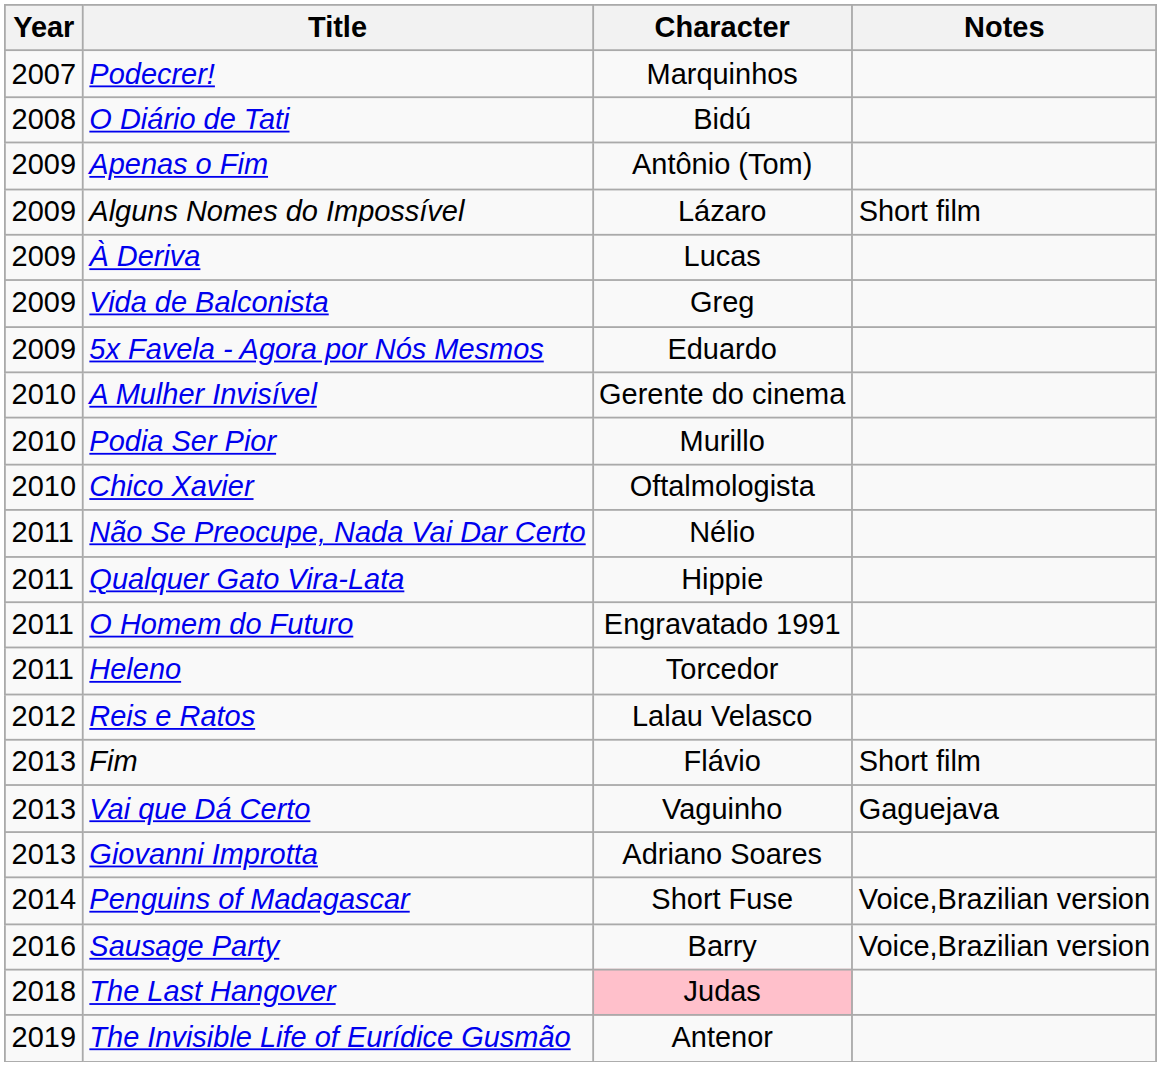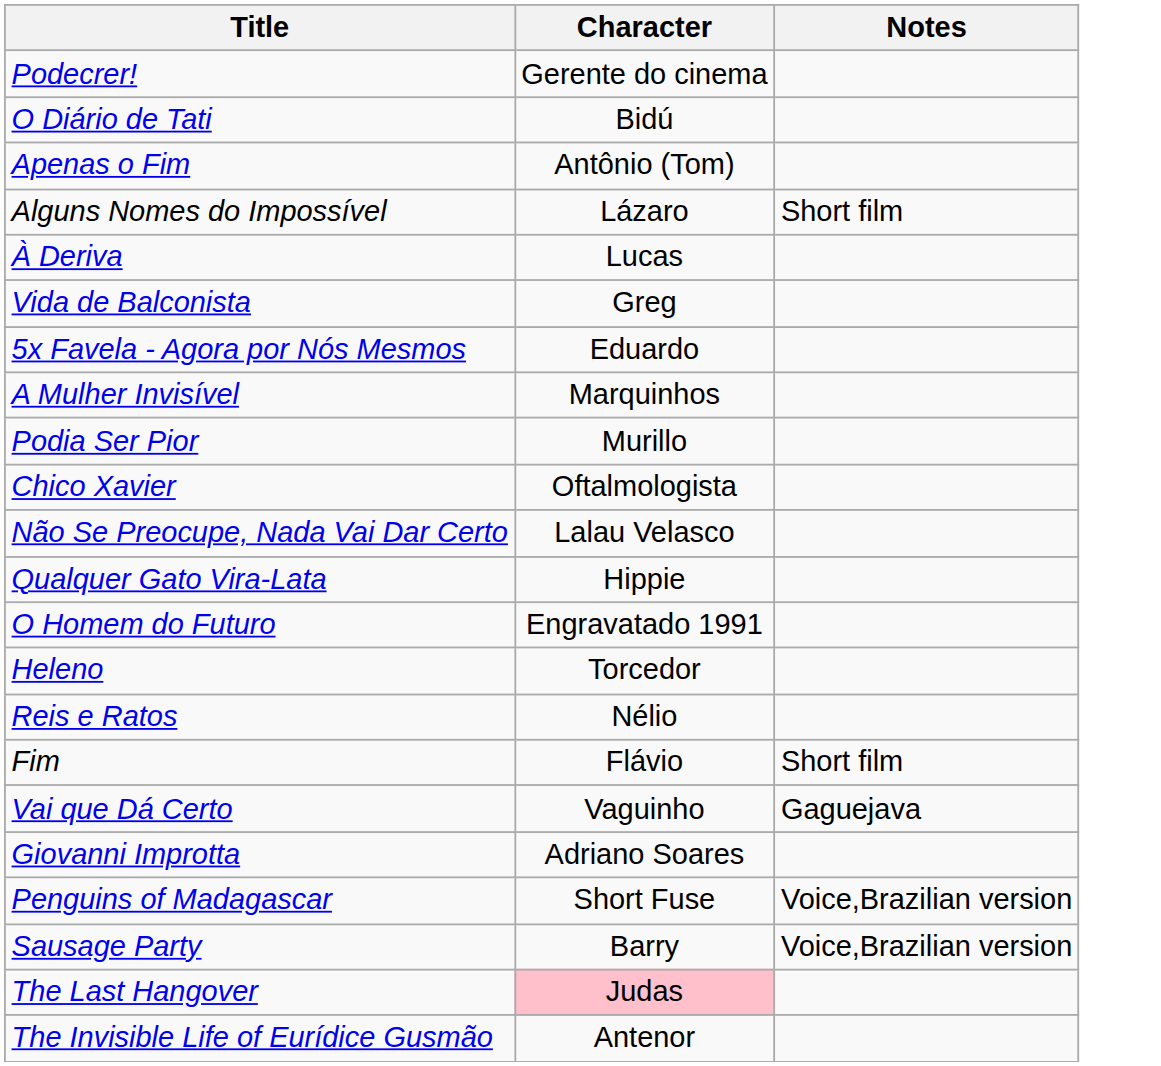- column: (44, 27)
(722, 73) Marquinhos -> (644, 73) Gerente do cinema
(722, 394) Gerente do cinema -> (644, 394) Marquinhos
(722, 532) Nélio -> (644, 532) Lalau Velasco
(722, 716) Lalau Velasco -> (644, 716) Nélio
